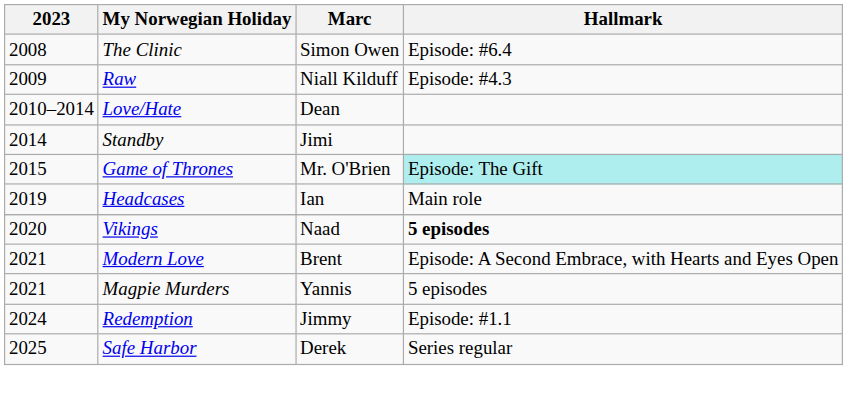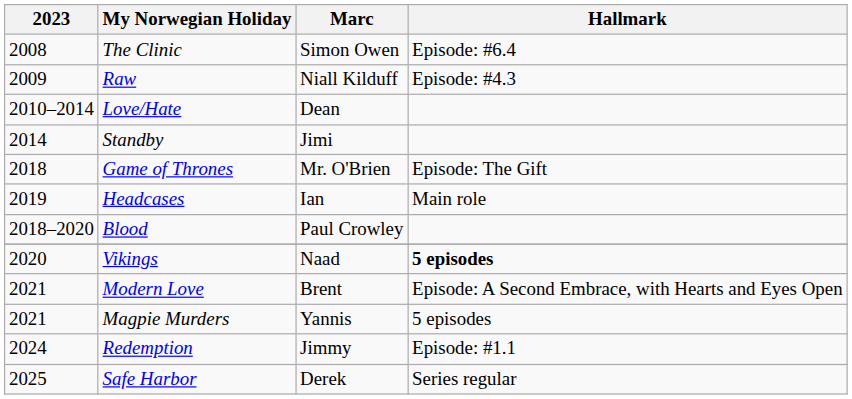(28, 169) 2015 -> (28, 169) 2018
(475, 169) paleturquoise background -> (480, 169) no background
+ row: (125, 229)
